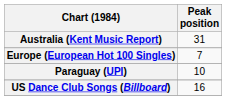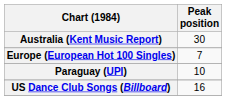(199, 39) 31 -> (199, 39) 30
